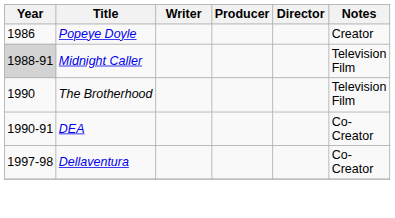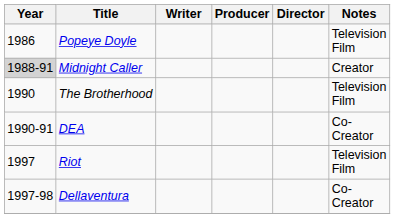(352, 34) Creator -> (359, 41) Television Film
(359, 61) Television Film -> (352, 68) Creator
+ row: (70, 162)
